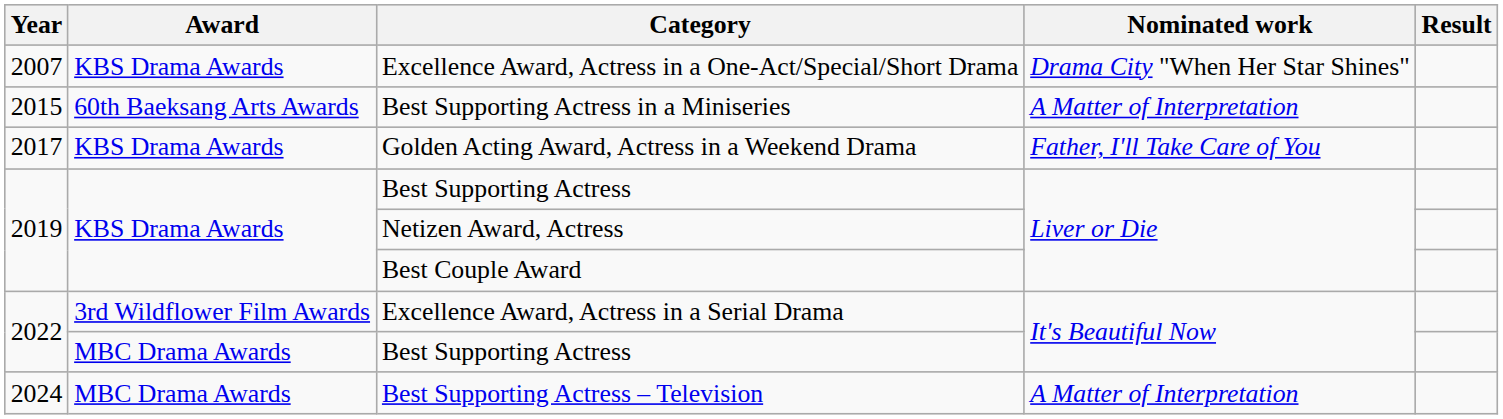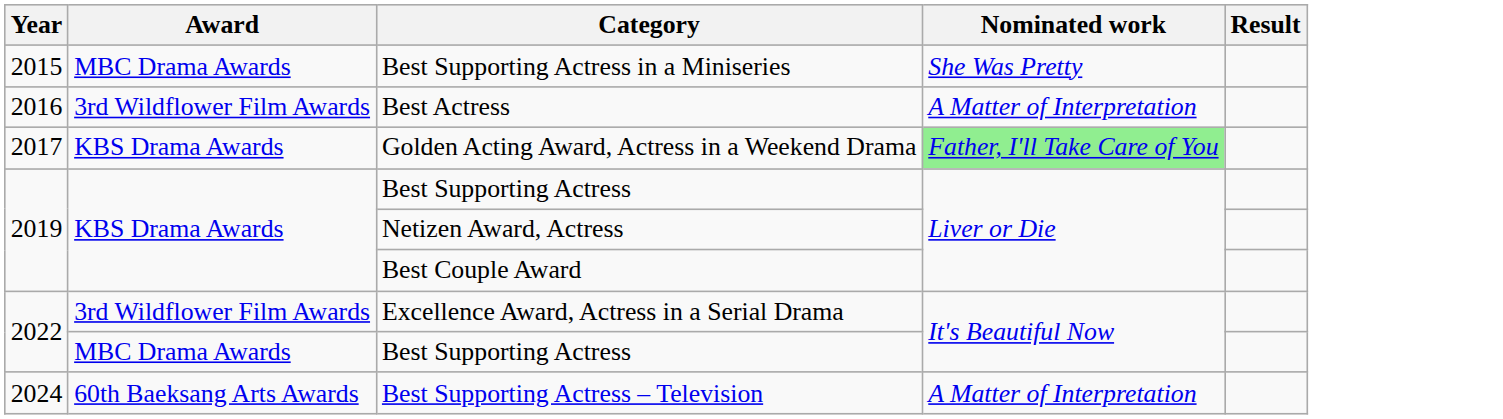- row: (37, 65)
(216, 106) 60th Baeksang Arts Awards -> (182, 65) MBC Drama Awards
(1164, 106) A Matter of Interpretation -> (1005, 65) She Was Pretty
+ row: (37, 106)
(1175, 147) no background -> (1073, 147) lightgreen background
(182, 392) MBC Drama Awards -> (216, 392) 60th Baeksang Arts Awards
